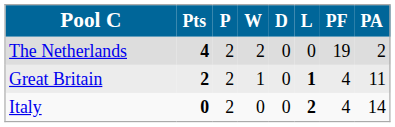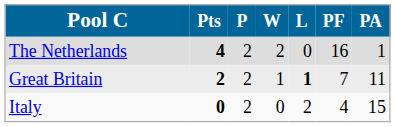- column: (281, 20)
(342, 50) 19 -> (340, 50) 16
(381, 50) 2 -> (381, 50) 1
(346, 78) 4 -> (344, 78) 7
(311, 106) bold -> (307, 106) normal
(377, 106) 14 -> (377, 106) 15
